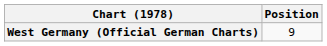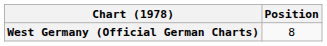(292, 32) 9 -> (292, 32) 8
